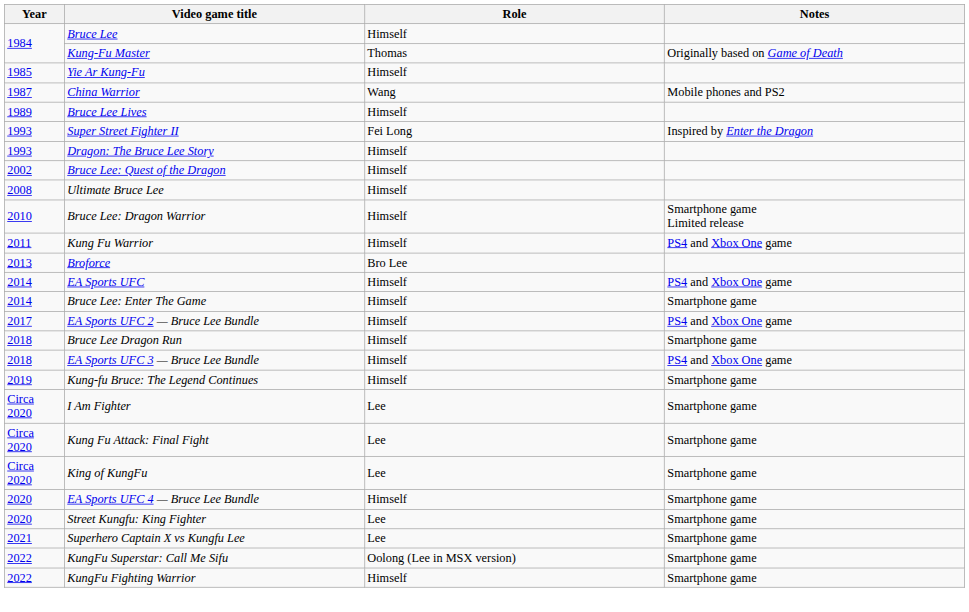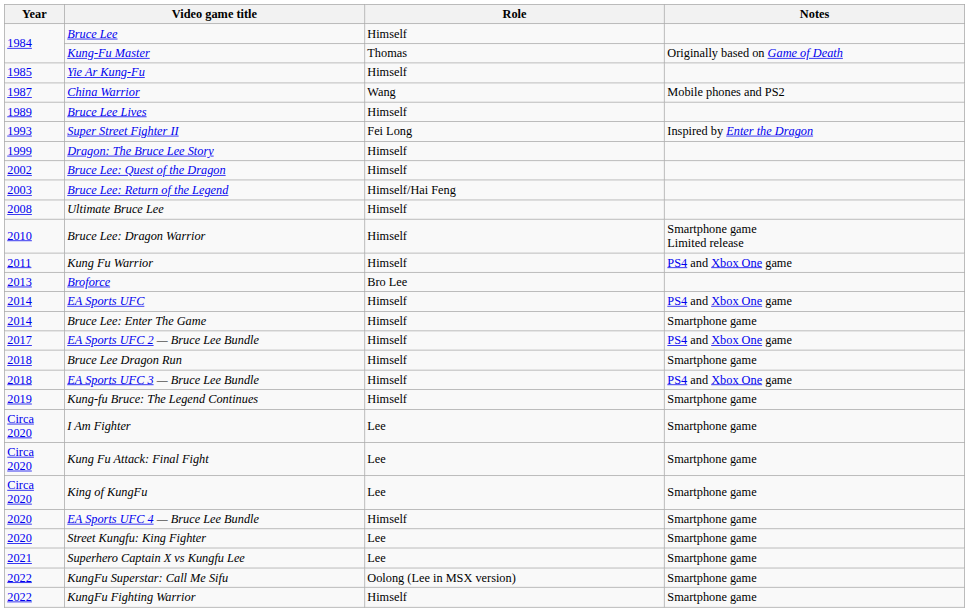(20, 151) 1993 -> (20, 151) 1999
+ row: (148, 190)
